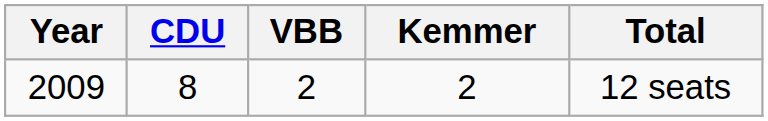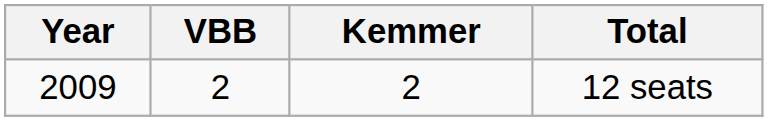- column: (188, 32)
